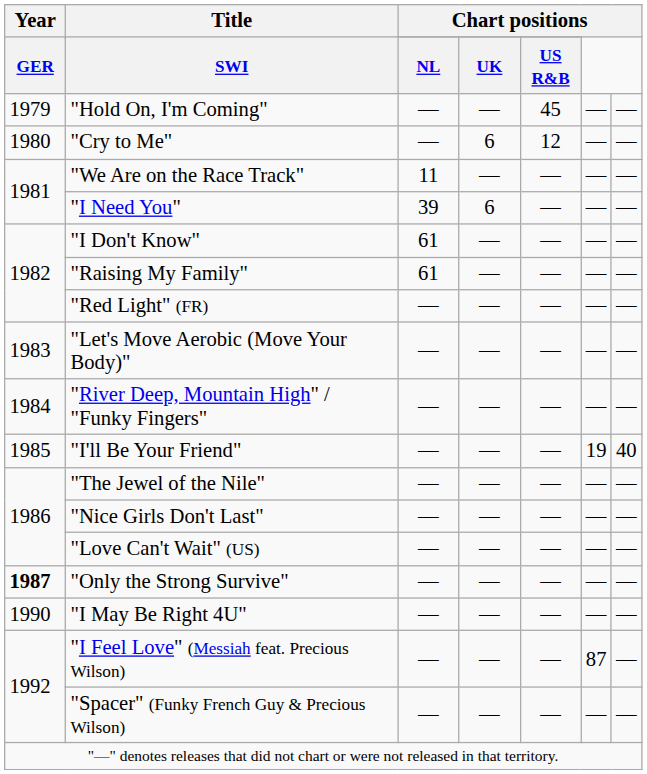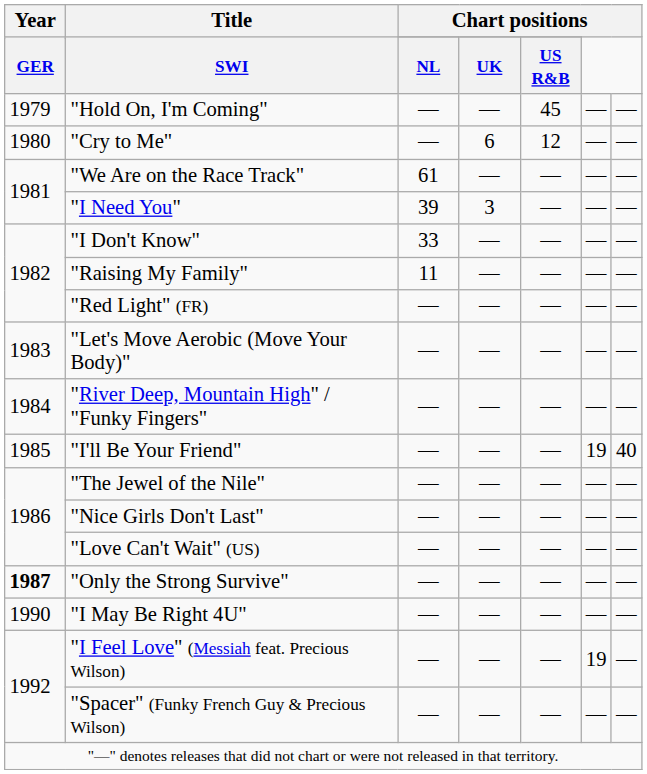(428, 175) 11 -> (428, 175) 61
(489, 207) 6 -> (489, 207) 3
(428, 240) 61 -> (428, 240) 33
(428, 273) 61 -> (428, 273) 11
(596, 658) 87 -> (596, 658) 19
